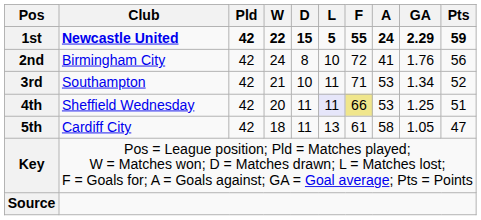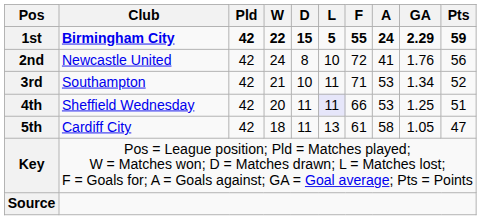(120, 37) Newcastle United -> (118, 37) Birmingham City
(114, 60) Birmingham City -> (117, 60) Newcastle United
(359, 104) khaki background -> (359, 104) no background
